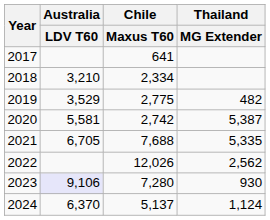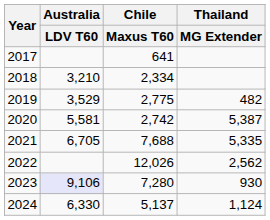(83, 204) 6,370 -> (83, 204) 6,330
